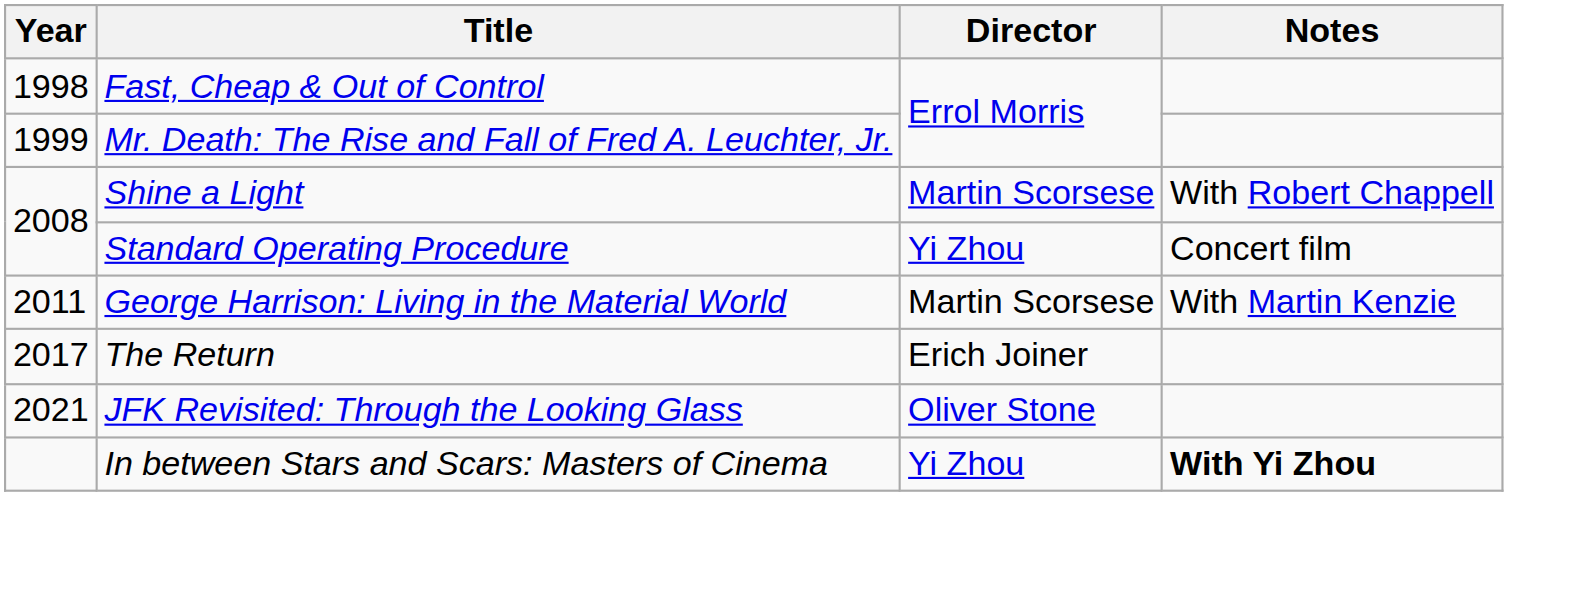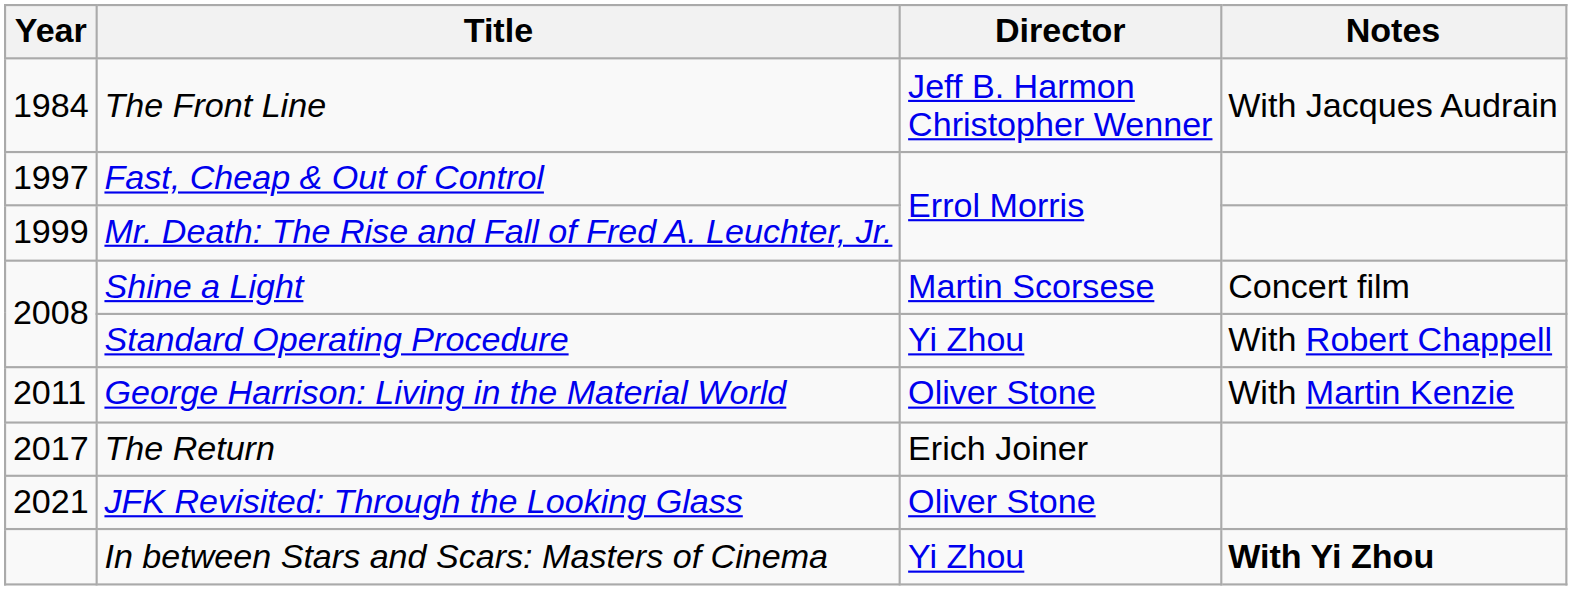+ row: (215, 104)
(51, 85) 1998 -> (51, 177) 1997
(1332, 193) With Robert Chappell -> (1319, 286) Concert film
(1261, 247) Concert film -> (1390, 340) With Robert Chappell
(1031, 301) Martin Scorsese -> (1002, 394) Oliver Stone
